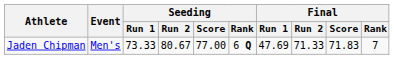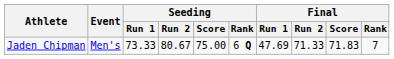(211, 45) 77.00 -> (211, 45) 75.00
